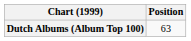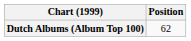(166, 28) 63 -> (166, 28) 62
